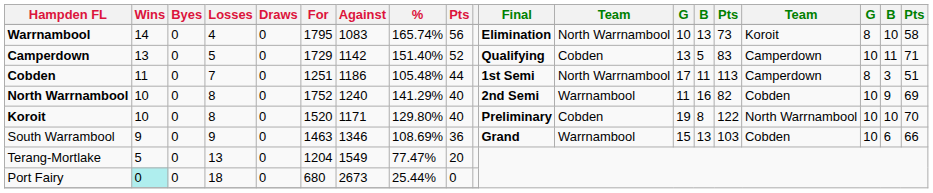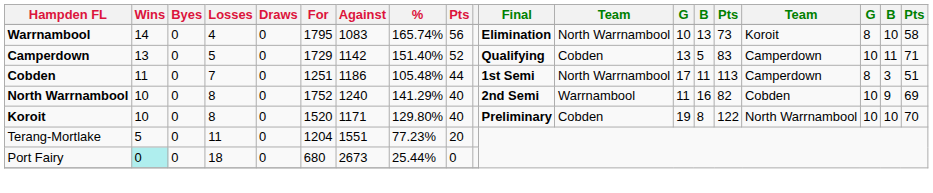- row: (61, 136)
(215, 157) 13 -> (215, 136) 11
(353, 157) 1549 -> (353, 136) 1551
(414, 157) 77.47% -> (414, 136) 77.23%
